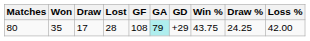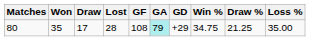(205, 28) 43.75 -> (205, 28) 34.75
(240, 28) 24.25 -> (240, 28) 21.25
(280, 28) 42.00 -> (280, 28) 35.00
